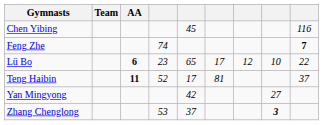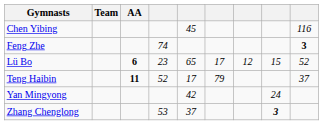(304, 46) 7 -> (304, 46) 3
(276, 62) 10 -> (276, 62) 15
(304, 62) 22 -> (304, 62) 52
(219, 79) 81 -> (219, 79) 79
(276, 95) 27 -> (276, 95) 24
